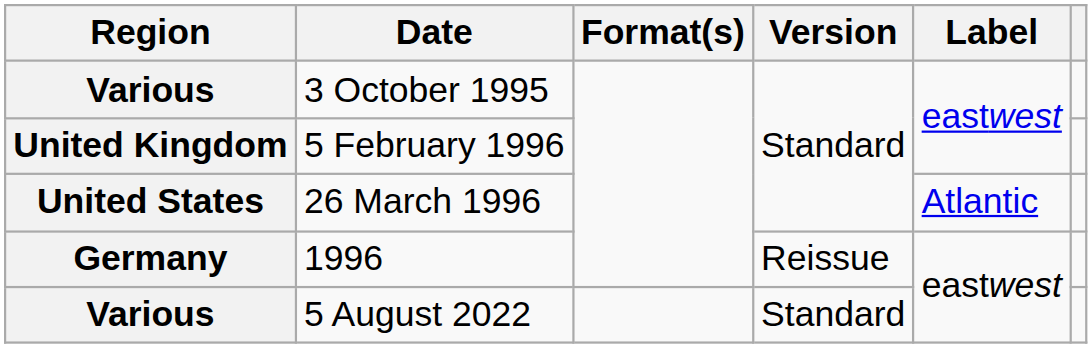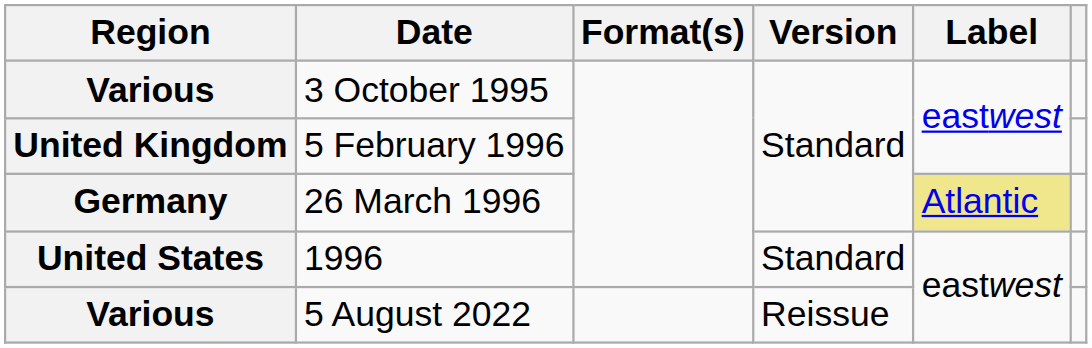(150, 201) United States -> (150, 201) Germany
(980, 201) no background -> (980, 201) khaki background
(150, 257) Germany -> (150, 257) United States
(825, 257) Reissue -> (833, 257) Standard
(833, 314) Standard -> (825, 314) Reissue
